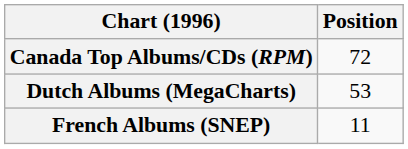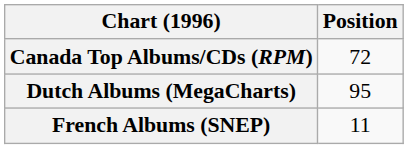(360, 90) 53 -> (360, 90) 95
